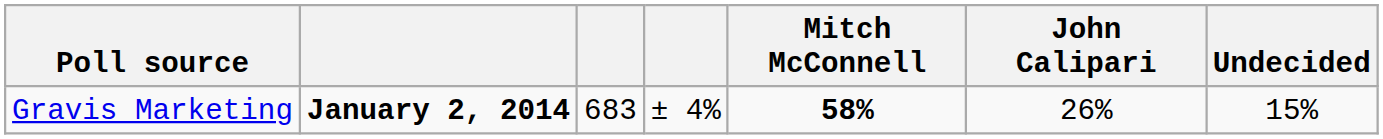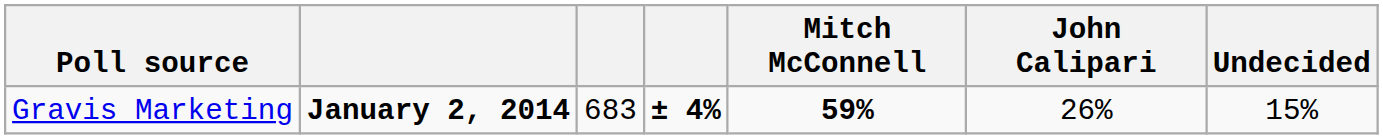(686, 110) normal -> (686, 110) bold
(847, 110) 58% -> (847, 110) 59%
